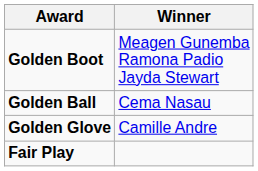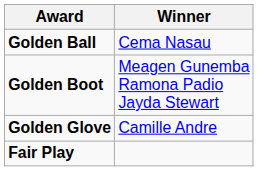rows swapped: (52, 102) <-> (56, 60)
